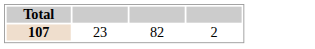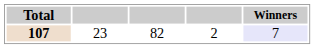+ column: (275, 15)
